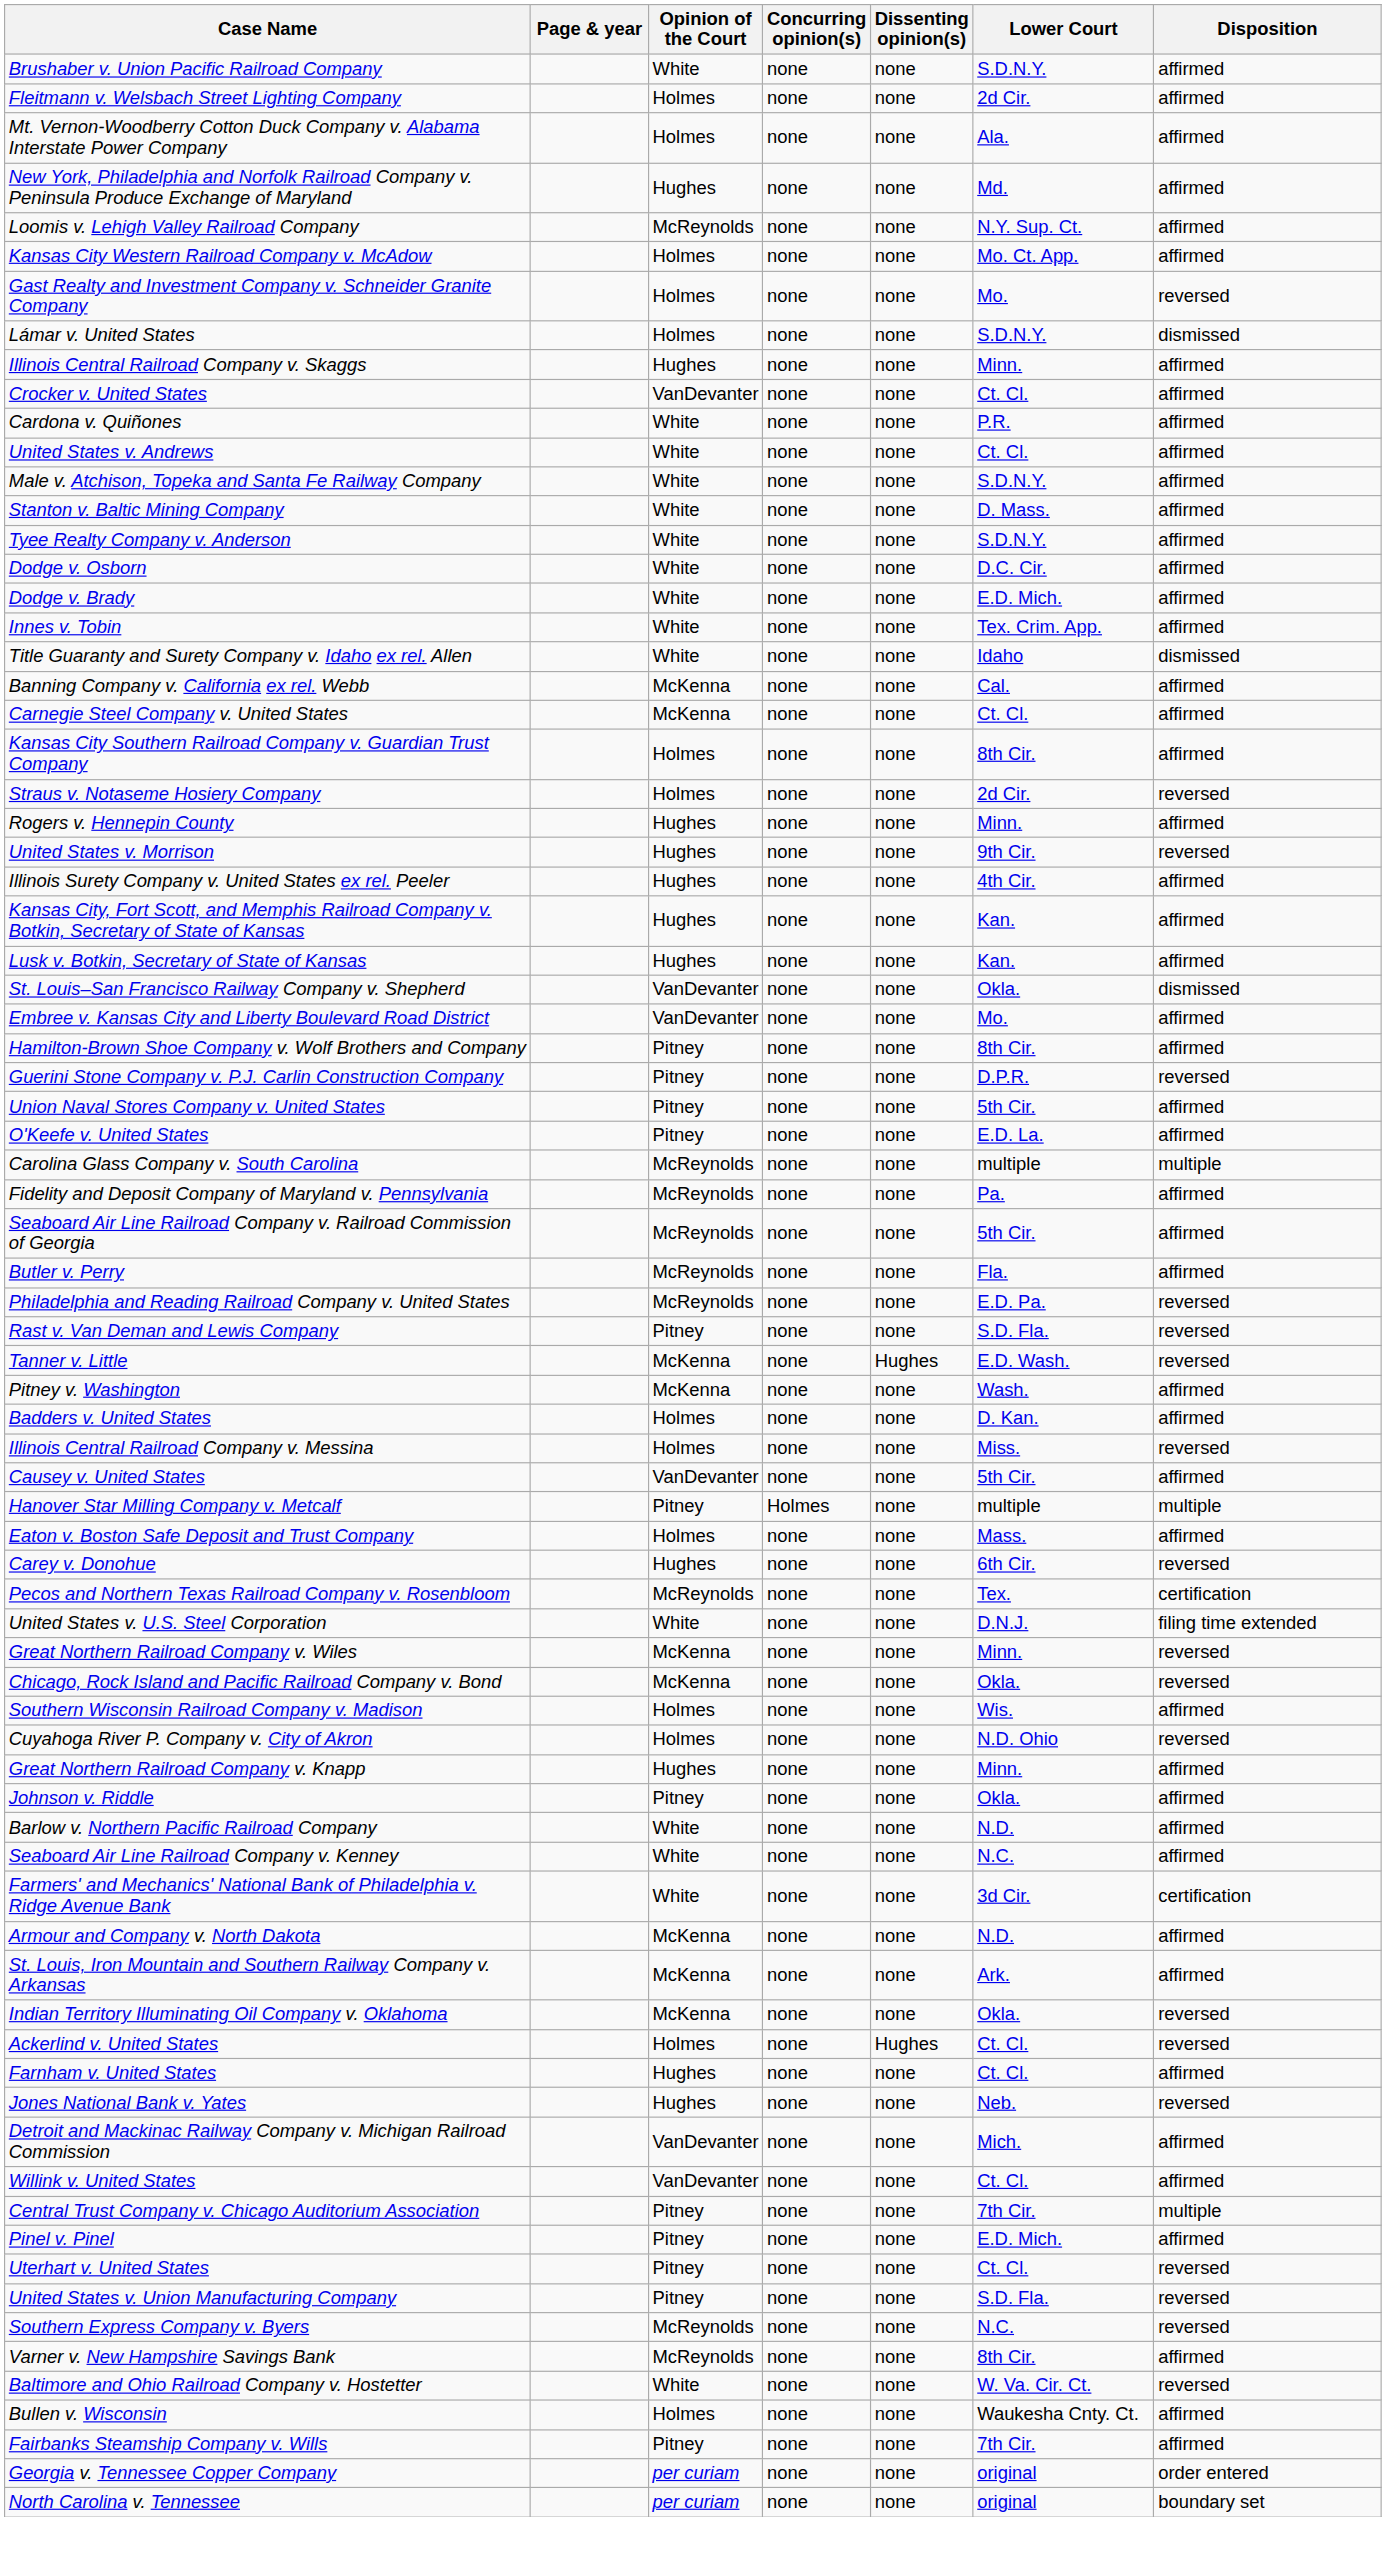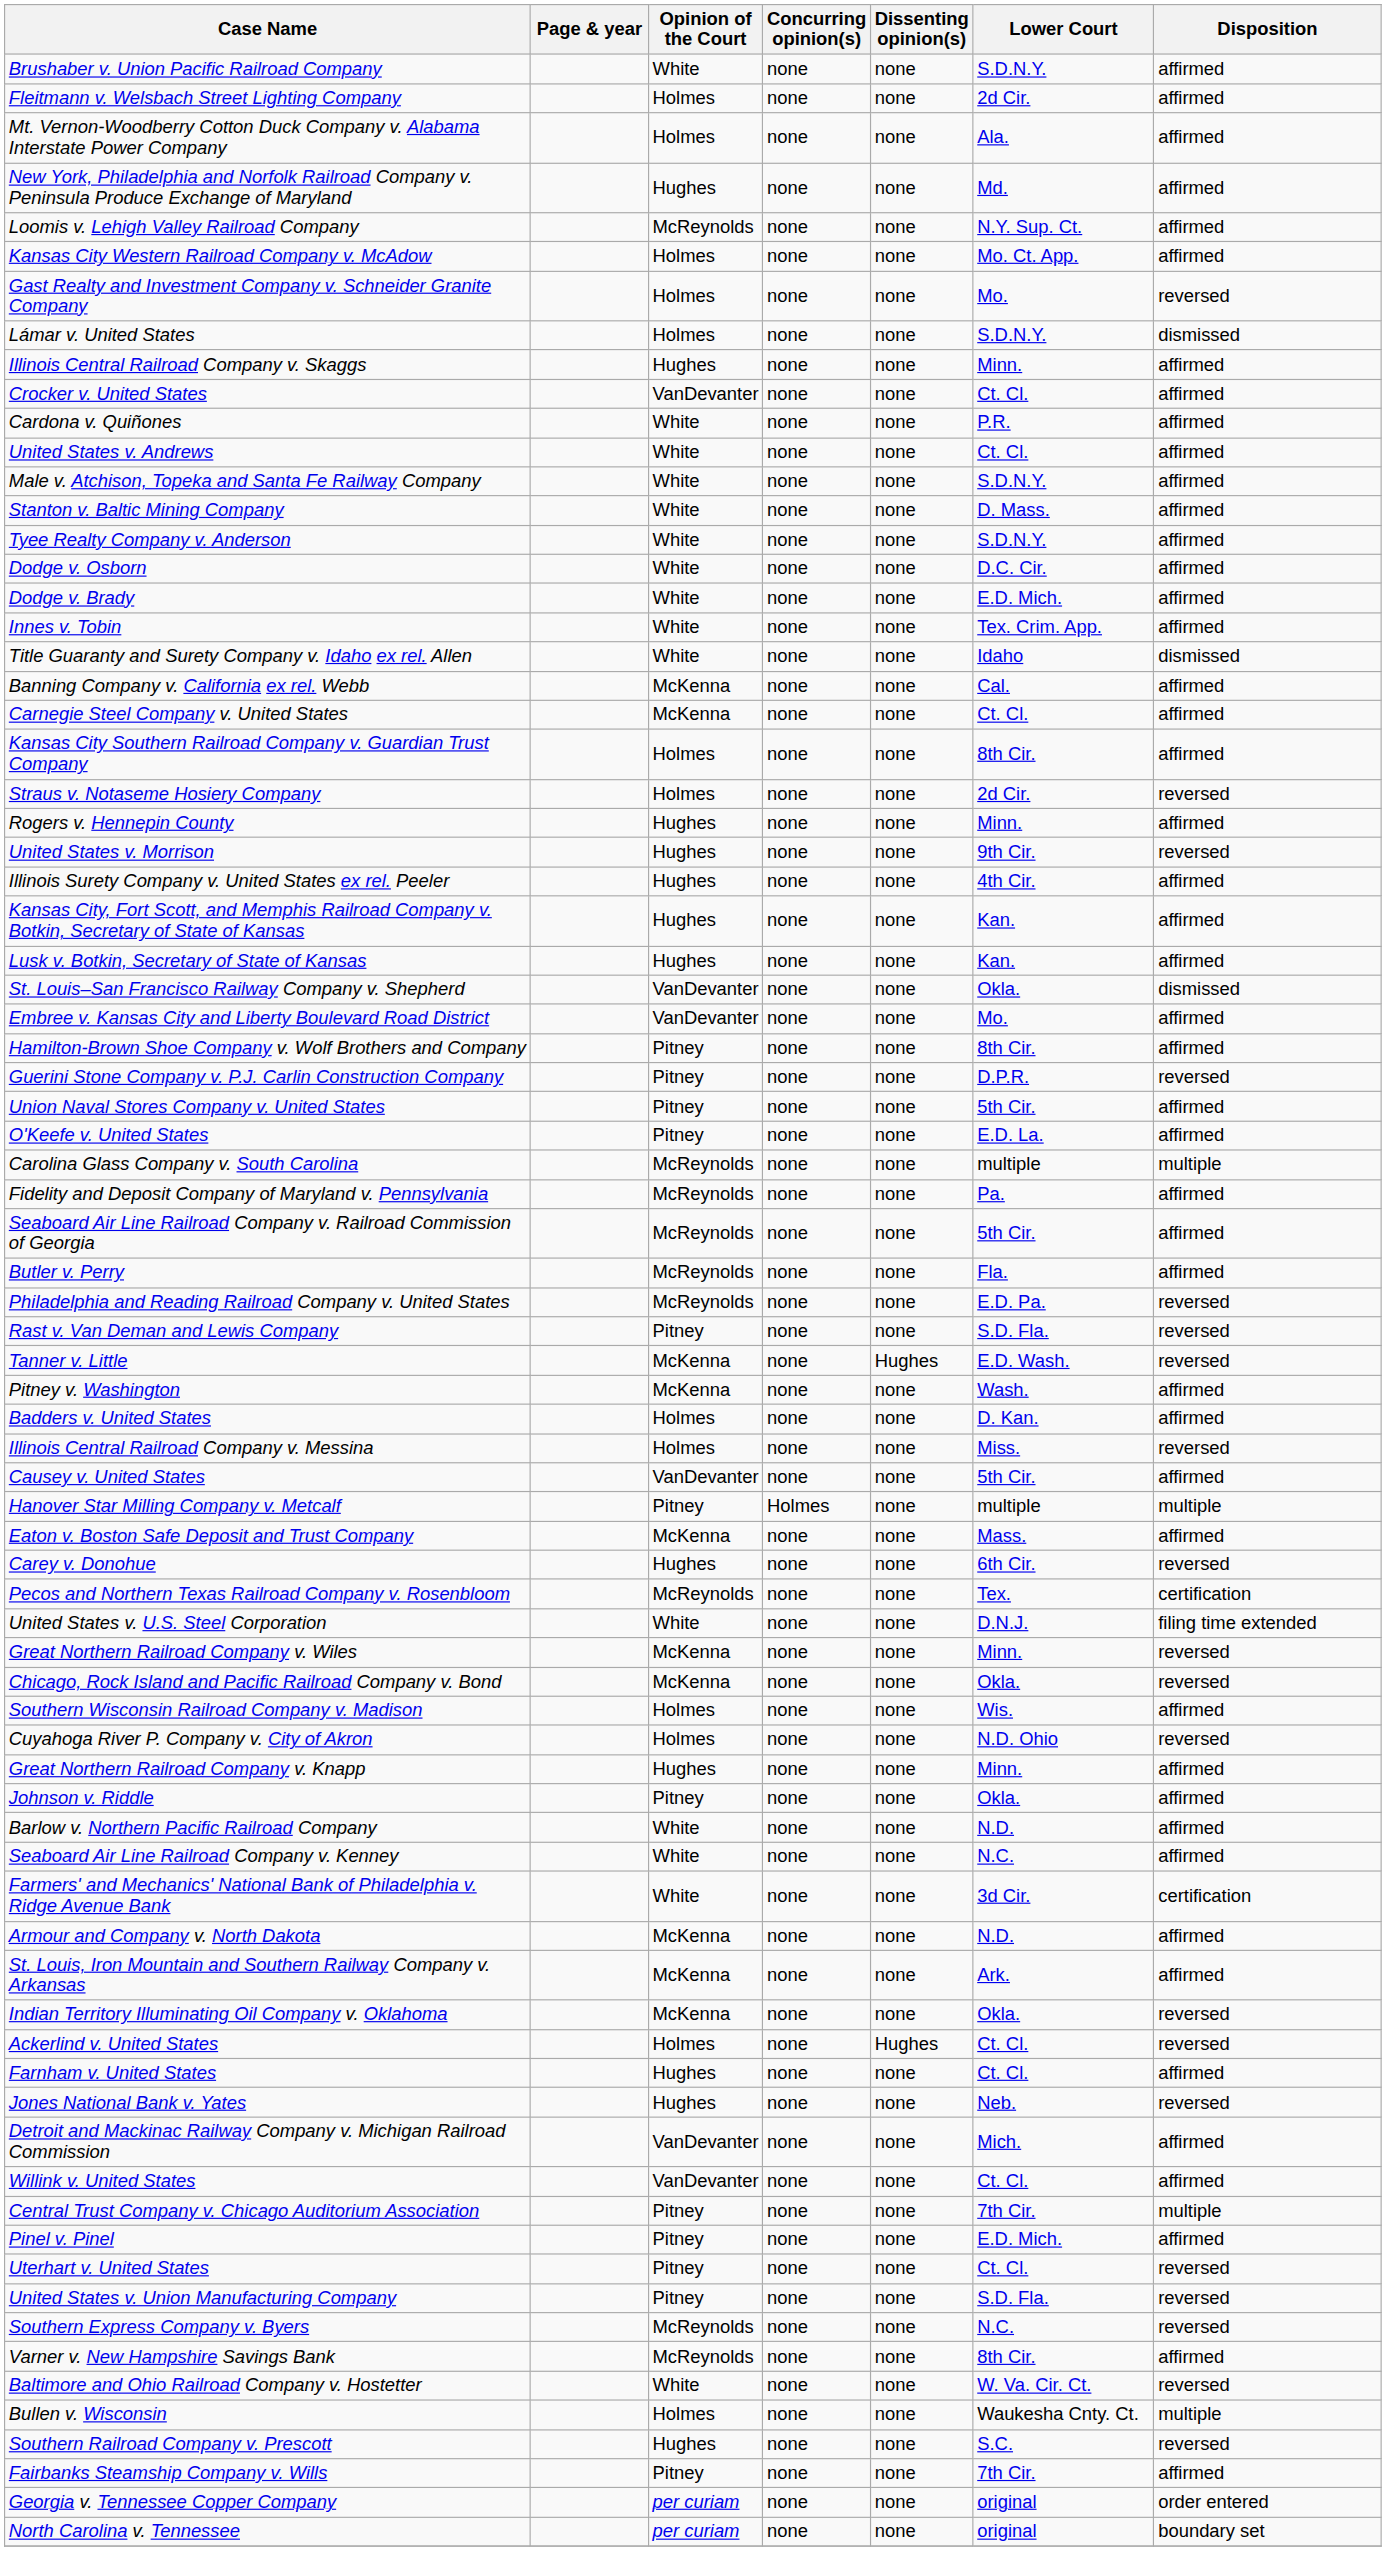(684, 1535) Holmes -> (691, 1535) McKenna
(1191, 2414) affirmed -> (1190, 2414) multiple
+ row: (170, 2443)
